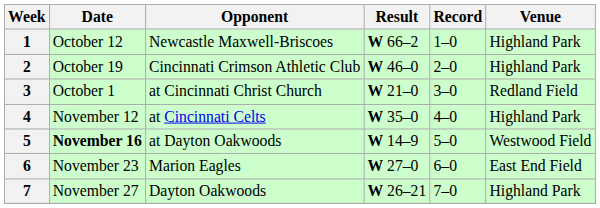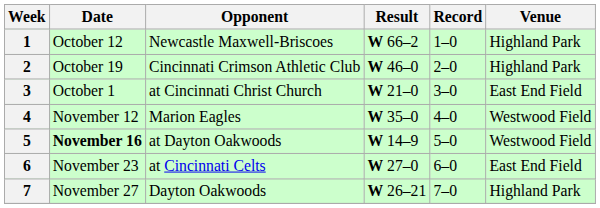(534, 91) Redland Field -> (536, 91) East End Field
(207, 116) at Cincinnati Celts -> (195, 116) Marion Eagles
(535, 116) Highland Park -> (540, 116) Westwood Field
(195, 166) Marion Eagles -> (207, 166) at Cincinnati Celts
